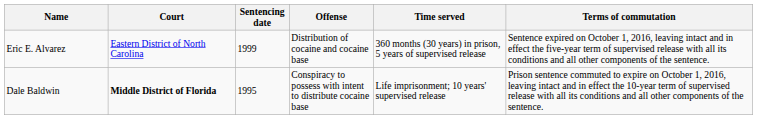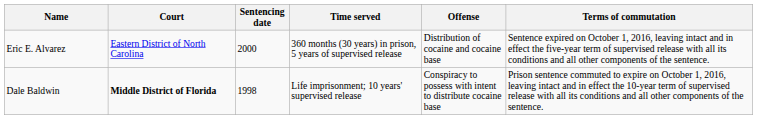columns swapped: (439, 17) <-> (331, 17)
(247, 48) 1999 -> (247, 48) 2000
(247, 91) 1995 -> (247, 91) 1998
